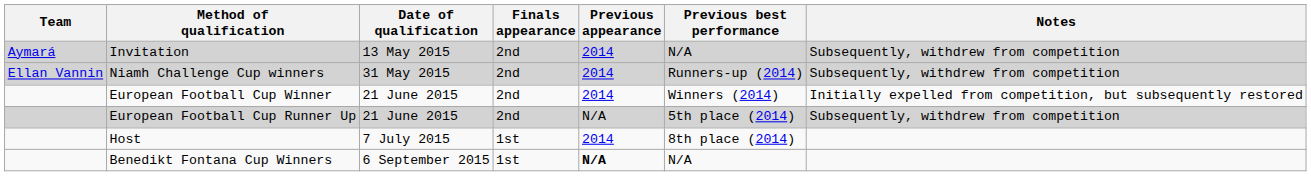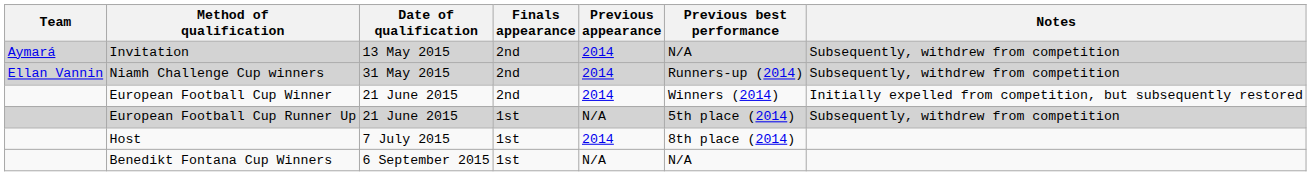(508, 117) 2nd -> (508, 117) 1st
(594, 160) bold -> (594, 160) normal
